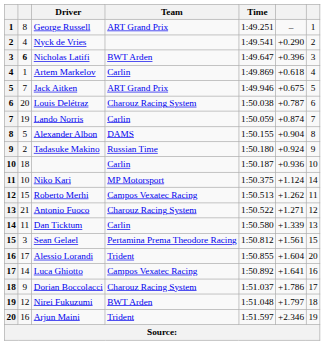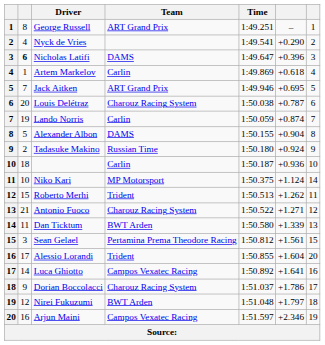(130, 57) BWT Arden -> (121, 57) DAMS
(291, 88) +0.675 -> (291, 88) +0.695
(152, 194) Campos Vexatec Racing -> (121, 194) Trident
(119, 225) Carlin -> (130, 225) BWT Arden
(121, 316) Trident -> (152, 316) Campos Vexatec Racing
